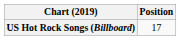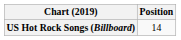(156, 27) 17 -> (156, 27) 14
